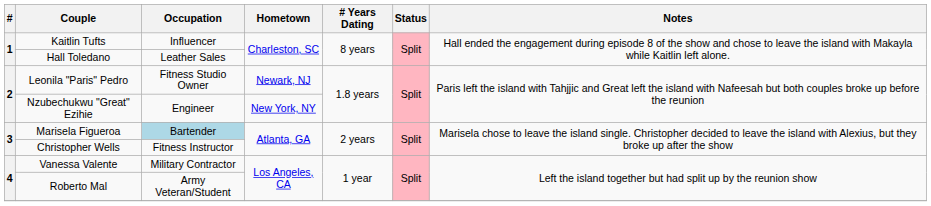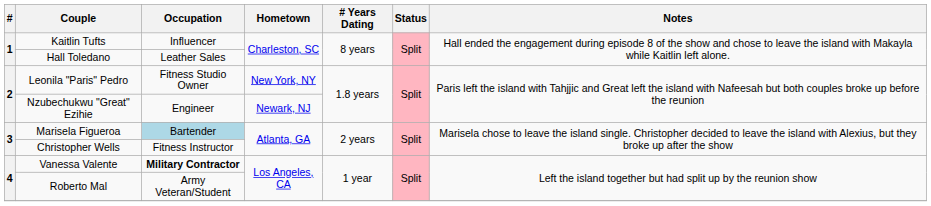(283, 80) Newark, NJ -> (283, 80) New York, NY
(283, 109) New York, NY -> (283, 109) Newark, NJ
(193, 164) normal -> (193, 164) bold
